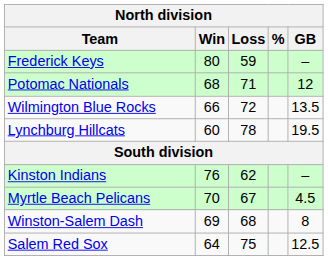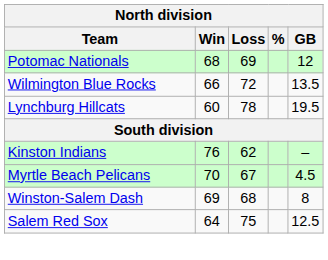- row: (56, 61)
(248, 84) 71 -> (248, 61) 69
